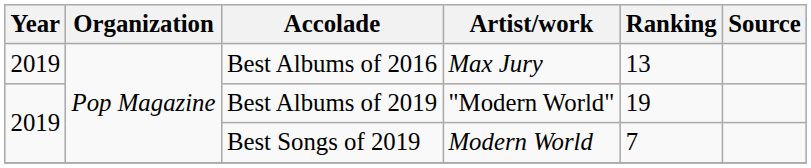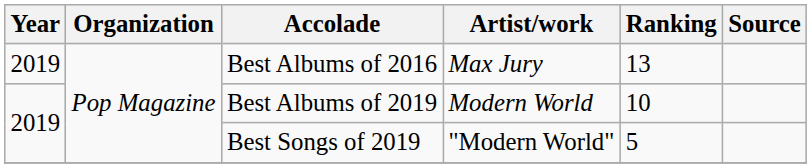(531, 102) "Modern World" -> (521, 102) Modern World
(638, 102) 19 -> (638, 102) 10
(521, 142) Modern World -> (531, 142) "Modern World"
(632, 142) 7 -> (632, 142) 5
